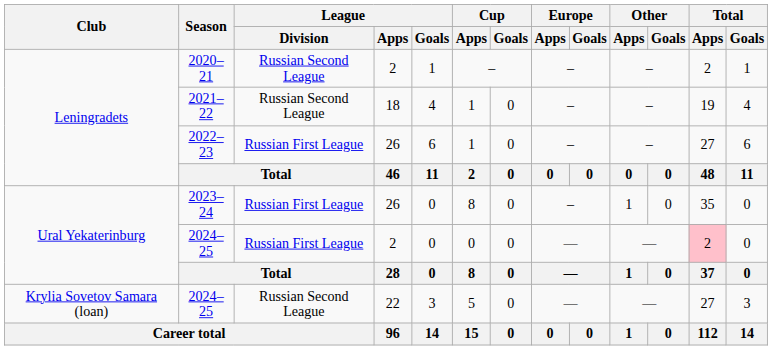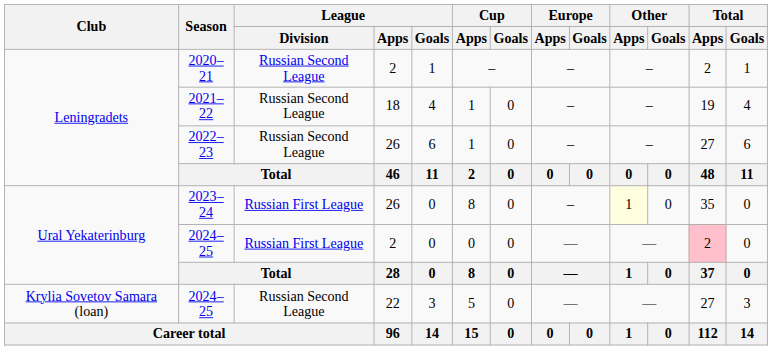(304, 144) Russian First League -> (304, 144) Russian Second League
(629, 205) no background -> (629, 205) lightyellow background
